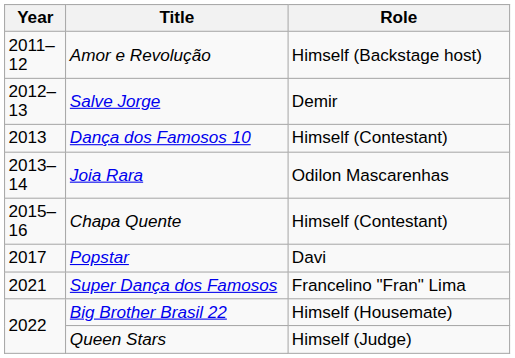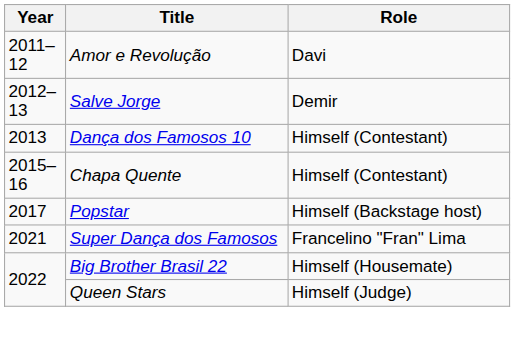(387, 54) Himself (Backstage host) -> (309, 54) Davi
- row: (107, 174)
(309, 258) Davi -> (387, 211) Himself (Backstage host)
